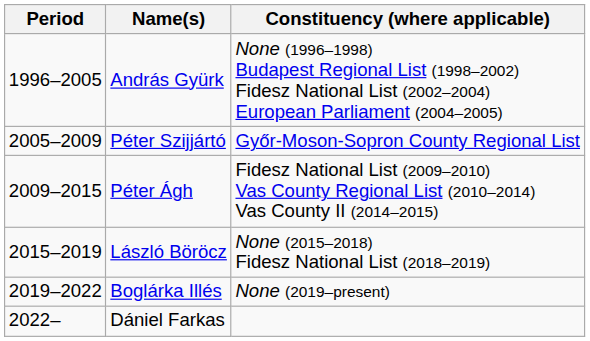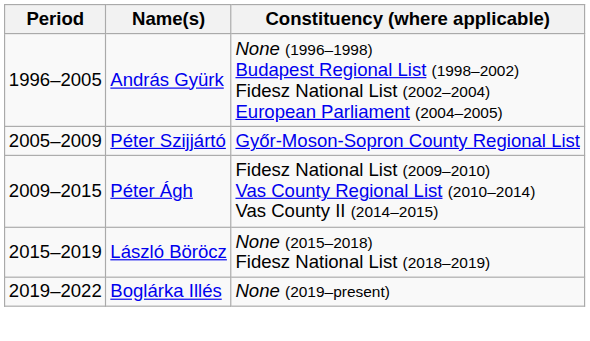- row: (168, 321)
